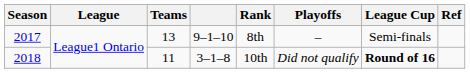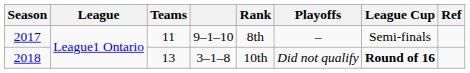(169, 36) 13 -> (169, 36) 11
(169, 57) 11 -> (169, 57) 13
